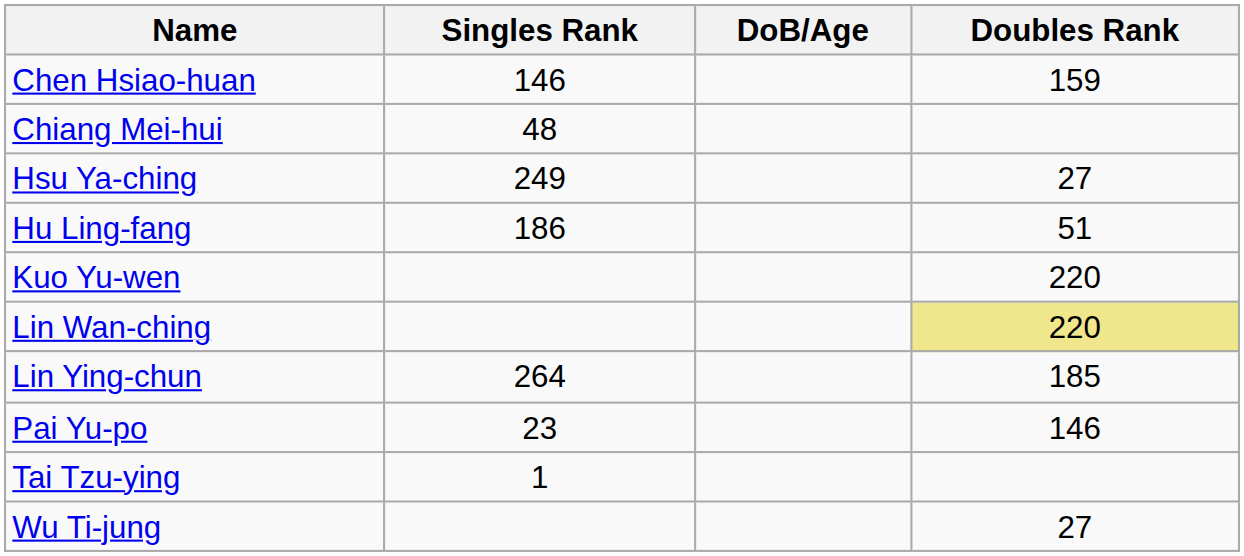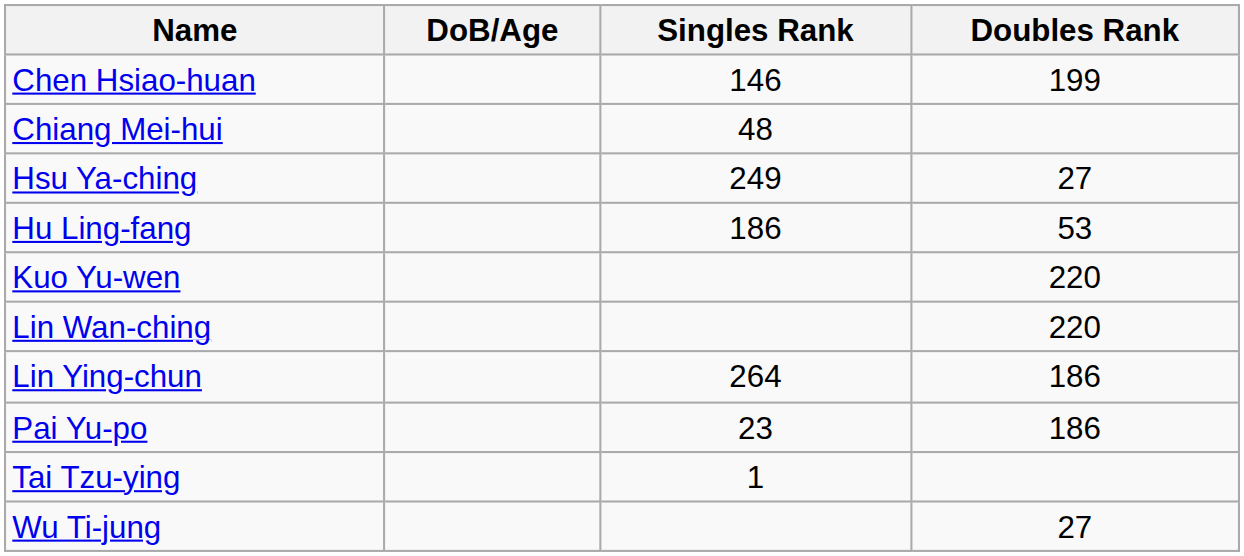columns swapped: (803, 30) <-> (540, 30)
(1075, 80) 159 -> (1075, 80) 199
(1075, 228) 51 -> (1075, 228) 53
(1075, 327) khaki background -> (1075, 327) no background
(1075, 377) 185 -> (1075, 377) 186
(1075, 427) 146 -> (1075, 427) 186
